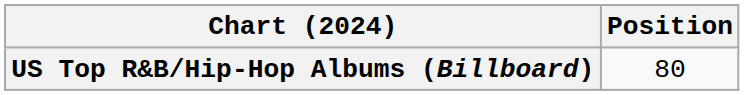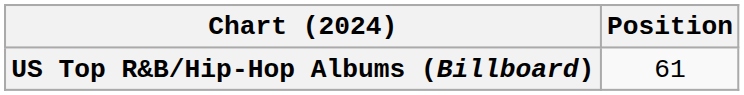(670, 69) 80 -> (670, 69) 61
